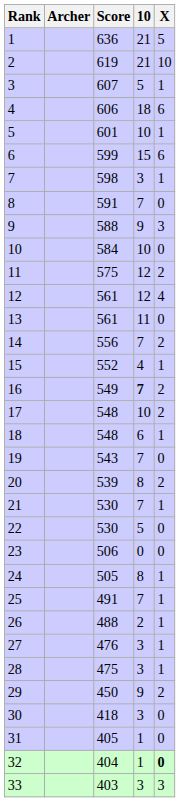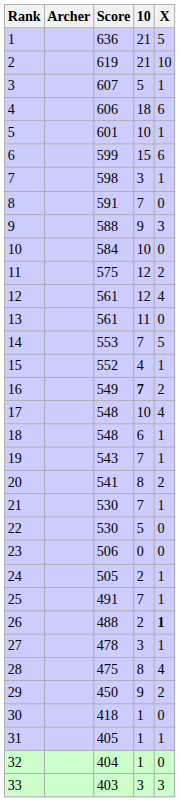(107, 342) 556 -> (107, 342) 553
(161, 342) 2 -> (161, 342) 5
(161, 412) 2 -> (161, 412) 4
(161, 459) 0 -> (161, 459) 1
(107, 482) 539 -> (107, 482) 541
(140, 575) 8 -> (140, 575) 2
(161, 622) normal -> (161, 622) bold
(107, 645) 476 -> (107, 645) 478
(140, 668) 3 -> (140, 668) 8
(161, 668) 1 -> (161, 668) 4
(140, 715) 3 -> (140, 715) 1
(161, 738) 0 -> (161, 738) 1
(161, 762) bold -> (161, 762) normal
